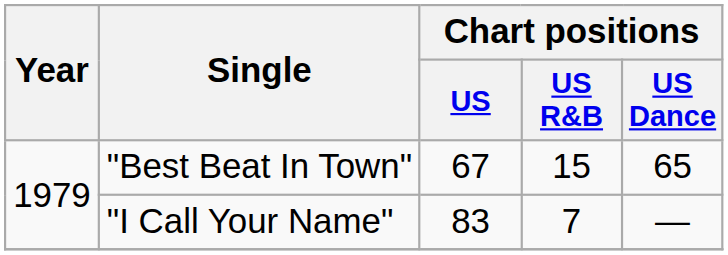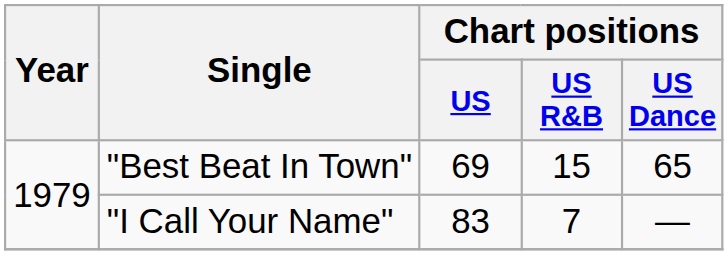(471, 166) 67 -> (471, 166) 69
